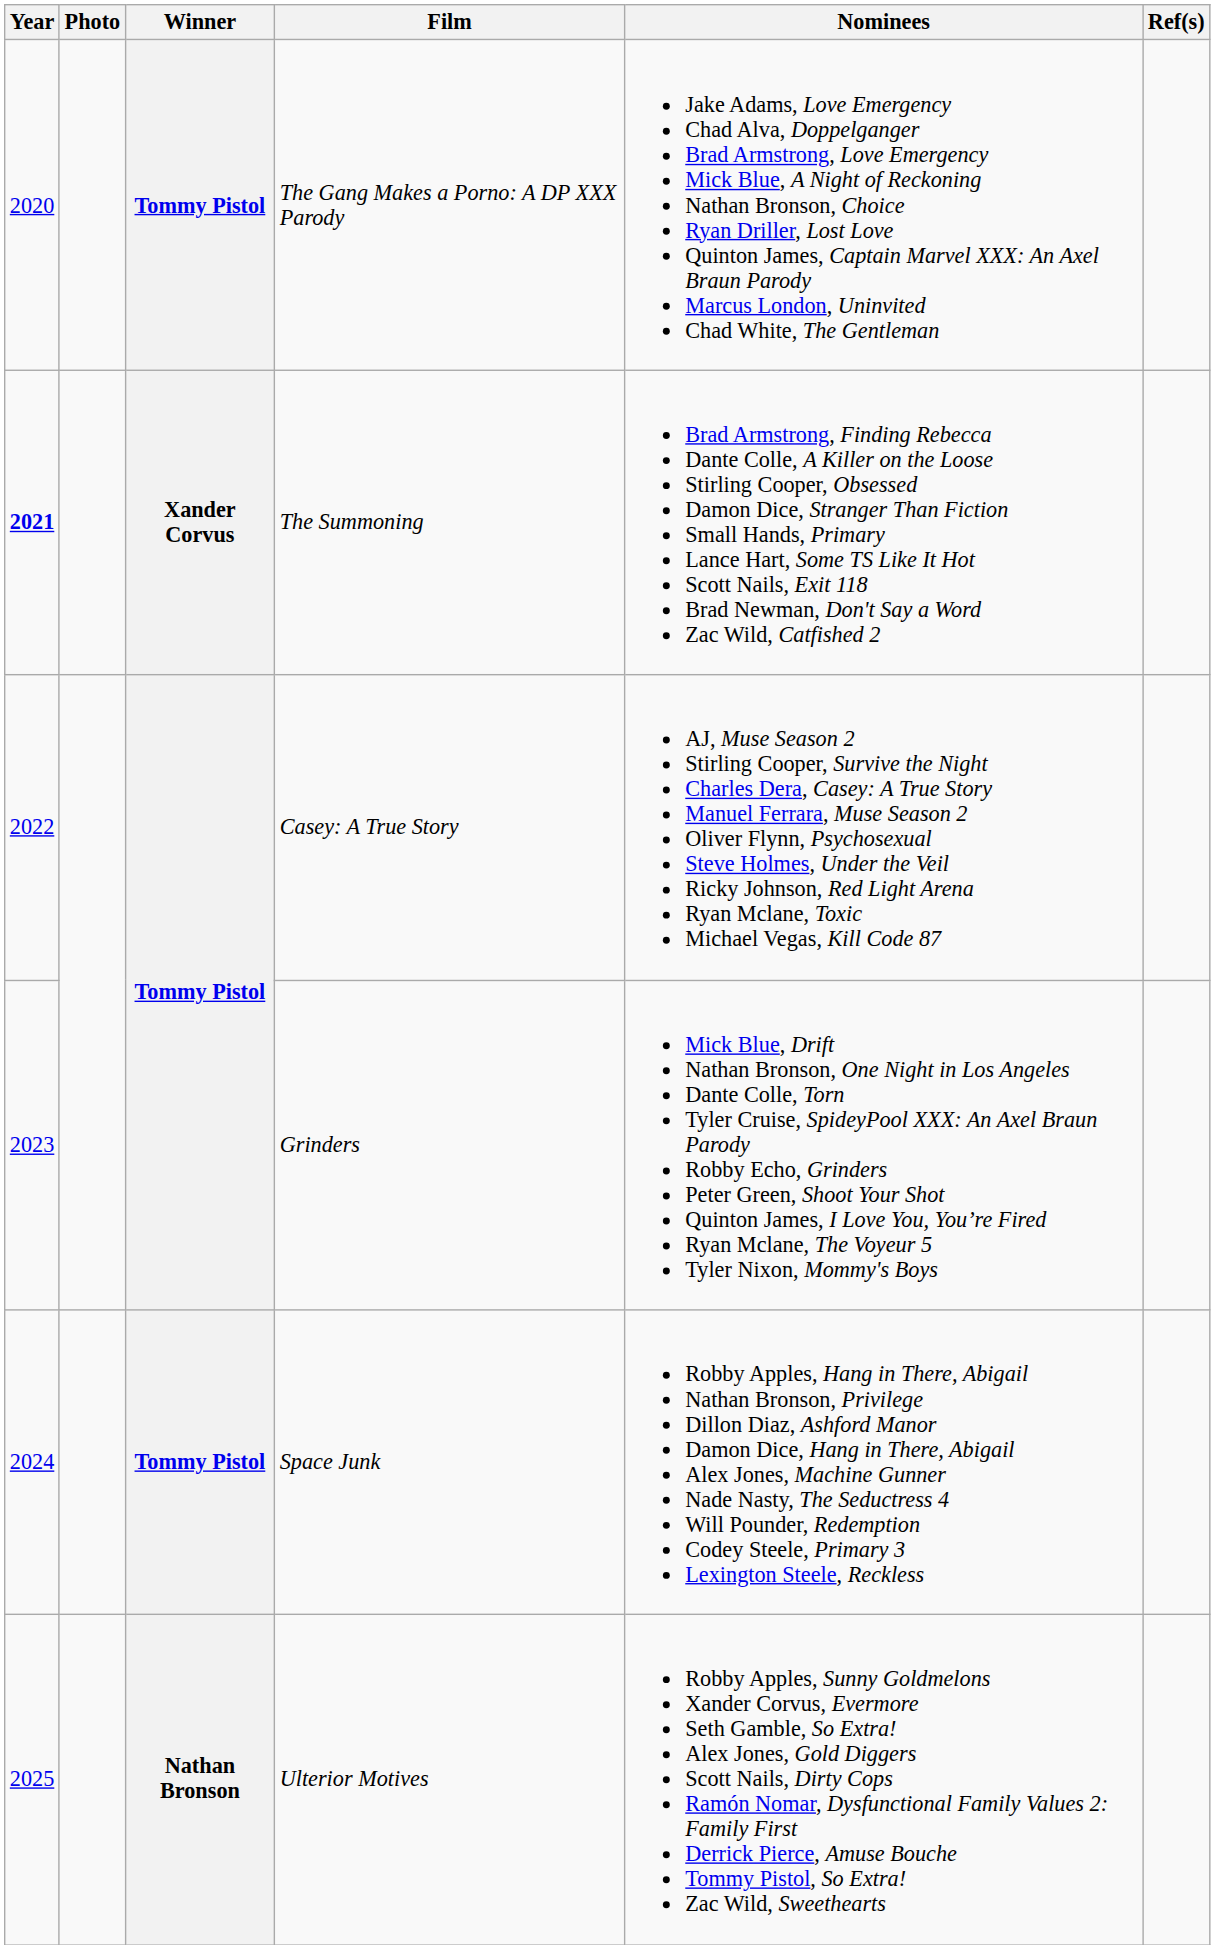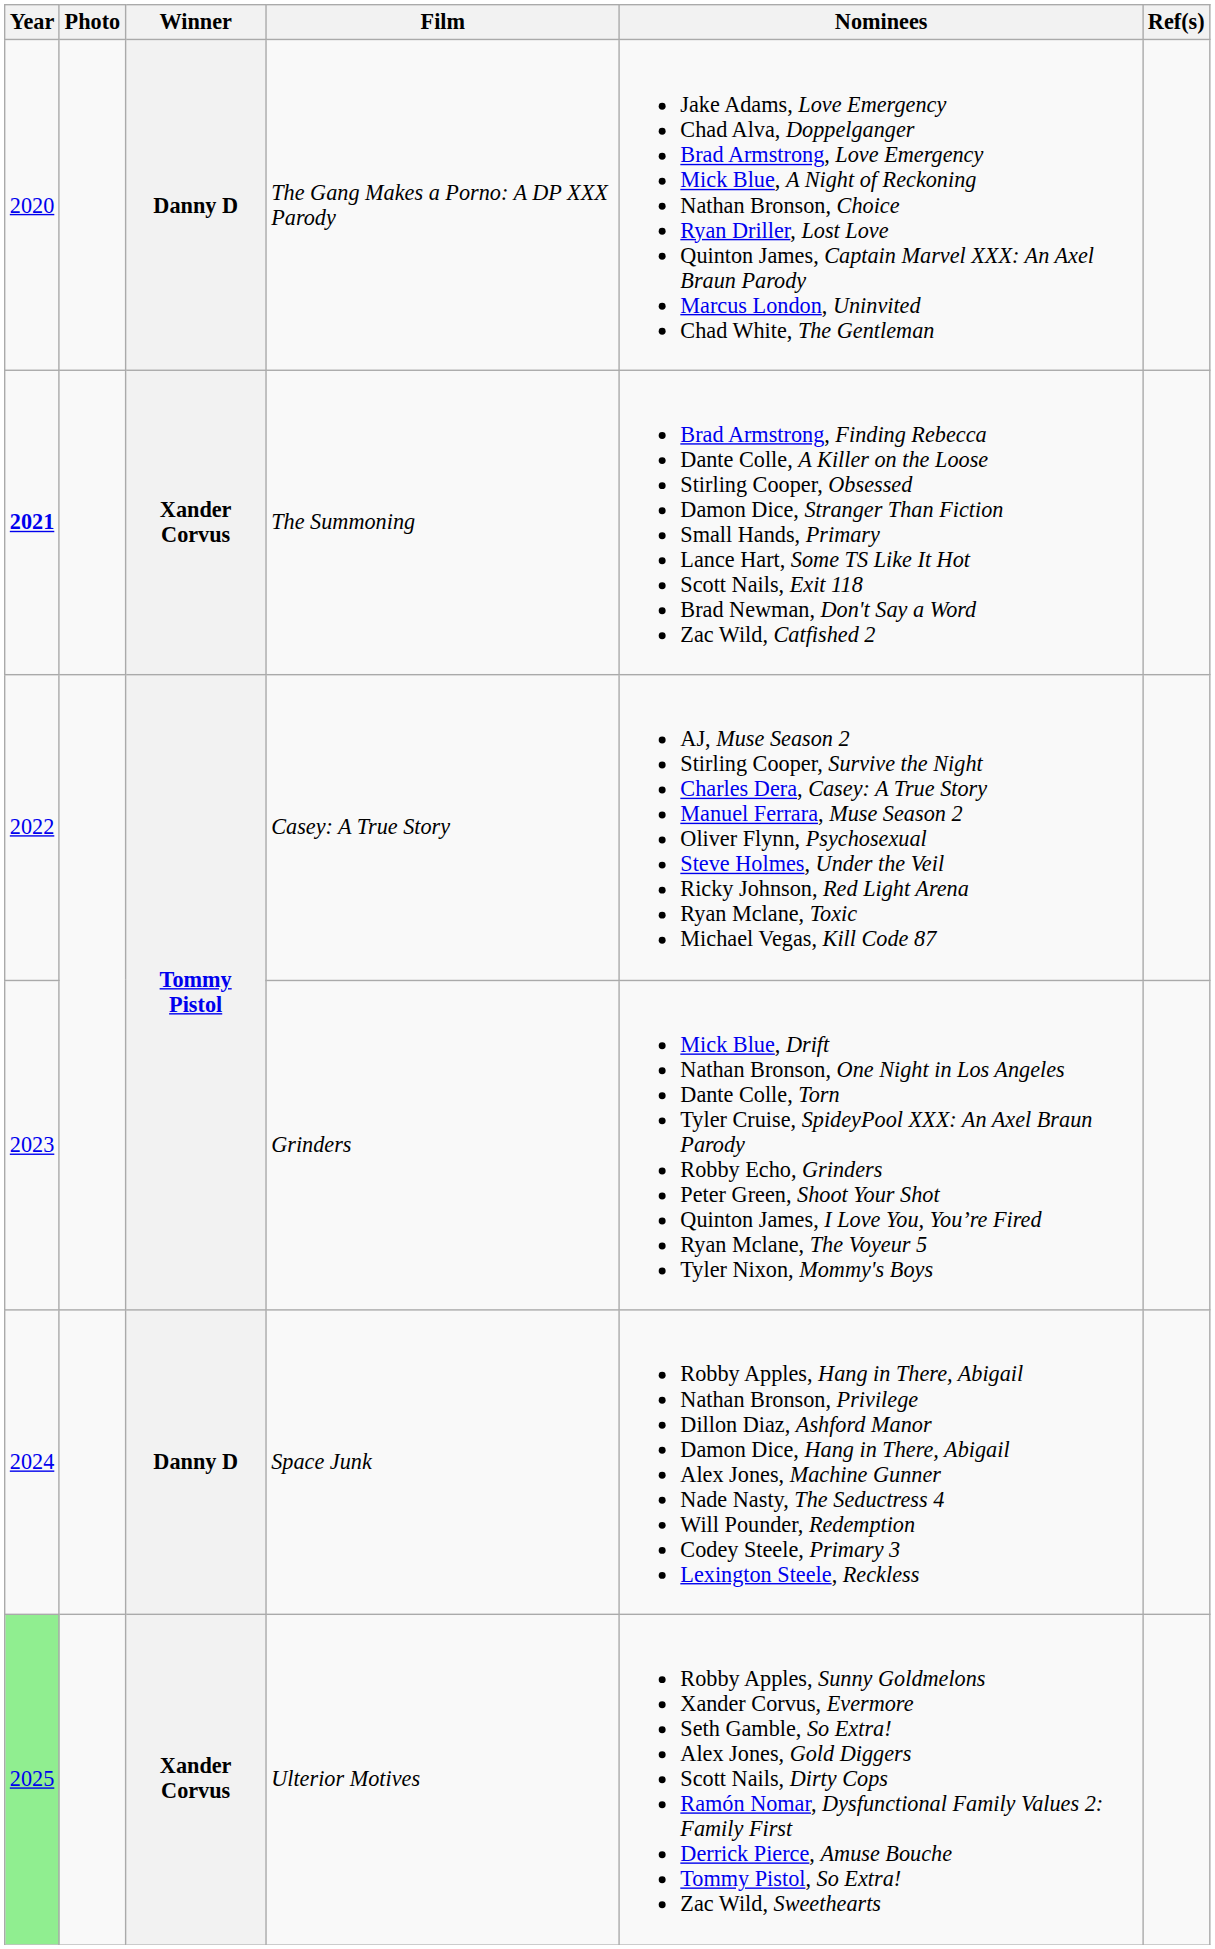(200, 204) Tommy Pistol -> (196, 204) Danny D
(200, 1462) Tommy Pistol -> (196, 1462) Danny D
(32, 1779) no background -> (32, 1779) lightgreen background
(200, 1779) Nathan Bronson -> (196, 1779) Xander Corvus
